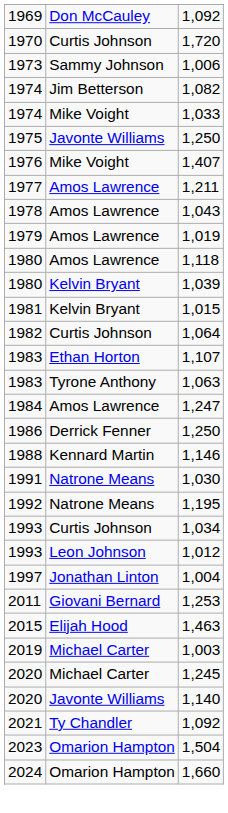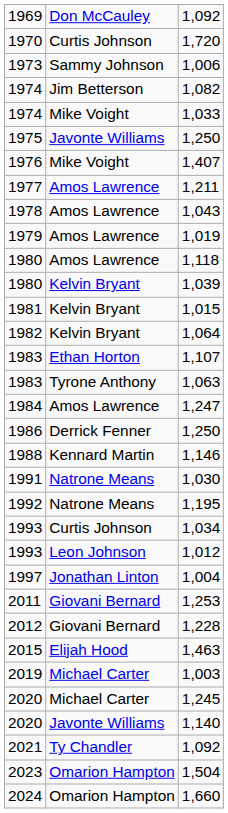(100, 333) Curtis Johnson -> (95, 333) Kelvin Bryant
+ row: (25, 625)
